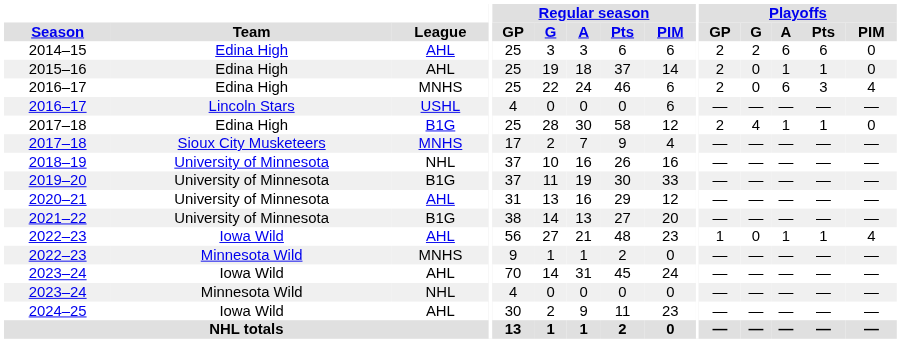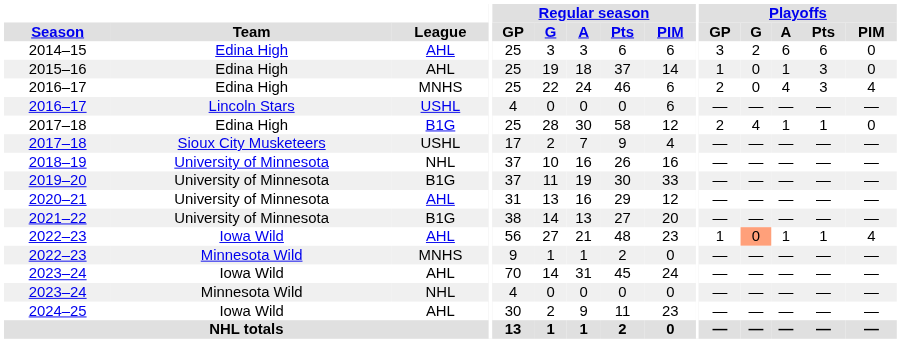(720, 50) 2 -> (720, 50) 3
(720, 69) 2 -> (720, 69) 1
(823, 69) 1 -> (823, 69) 3
(786, 87) 6 -> (786, 87) 4
(440, 143) MNHS -> (440, 143) USHL
(756, 236) no background -> (756, 236) lightsalmon background
